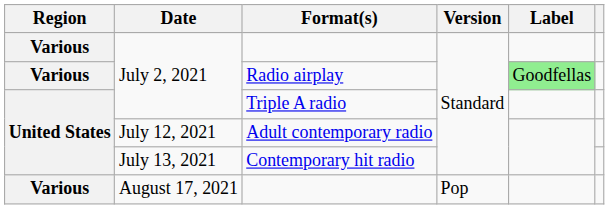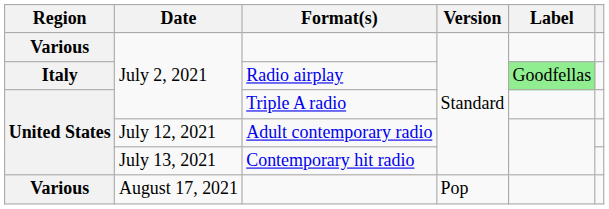(60, 75) Various -> (60, 75) Italy
